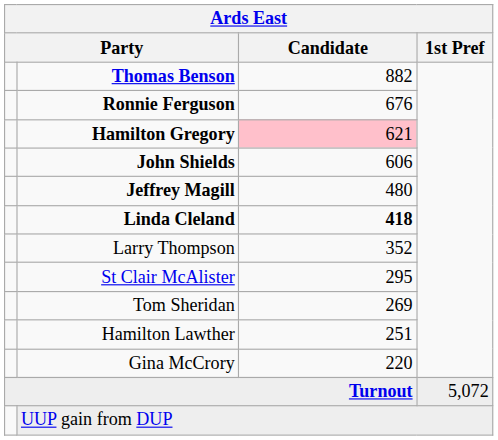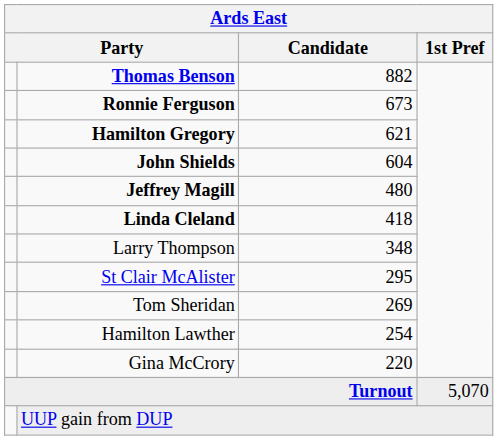(399, 104) 676 -> (399, 104) 673
(399, 133) pink background -> (399, 133) no background
(399, 162) 606 -> (399, 162) 604
(399, 219) bold -> (399, 219) normal
(399, 248) 352 -> (399, 248) 348
(399, 334) 251 -> (399, 334) 254
(468, 391) 5,072 -> (468, 391) 5,070
